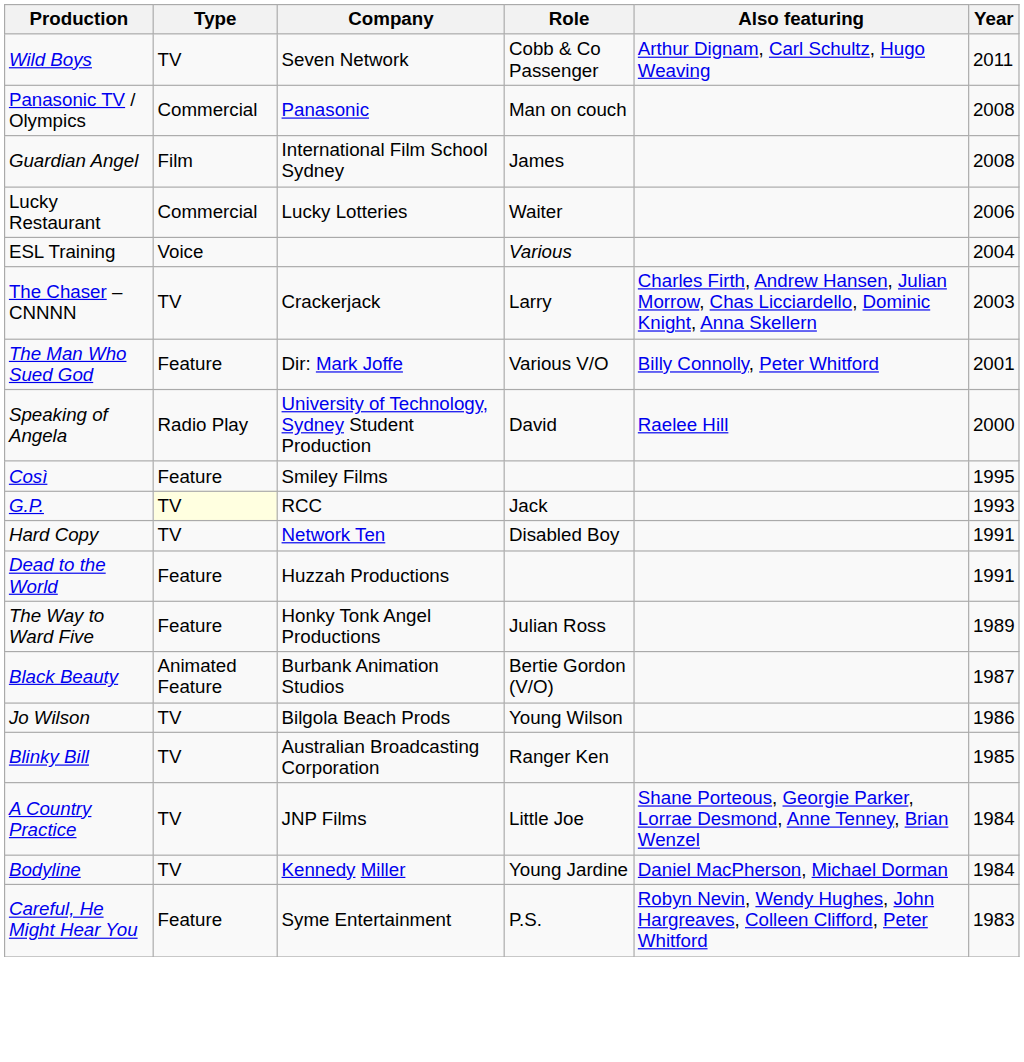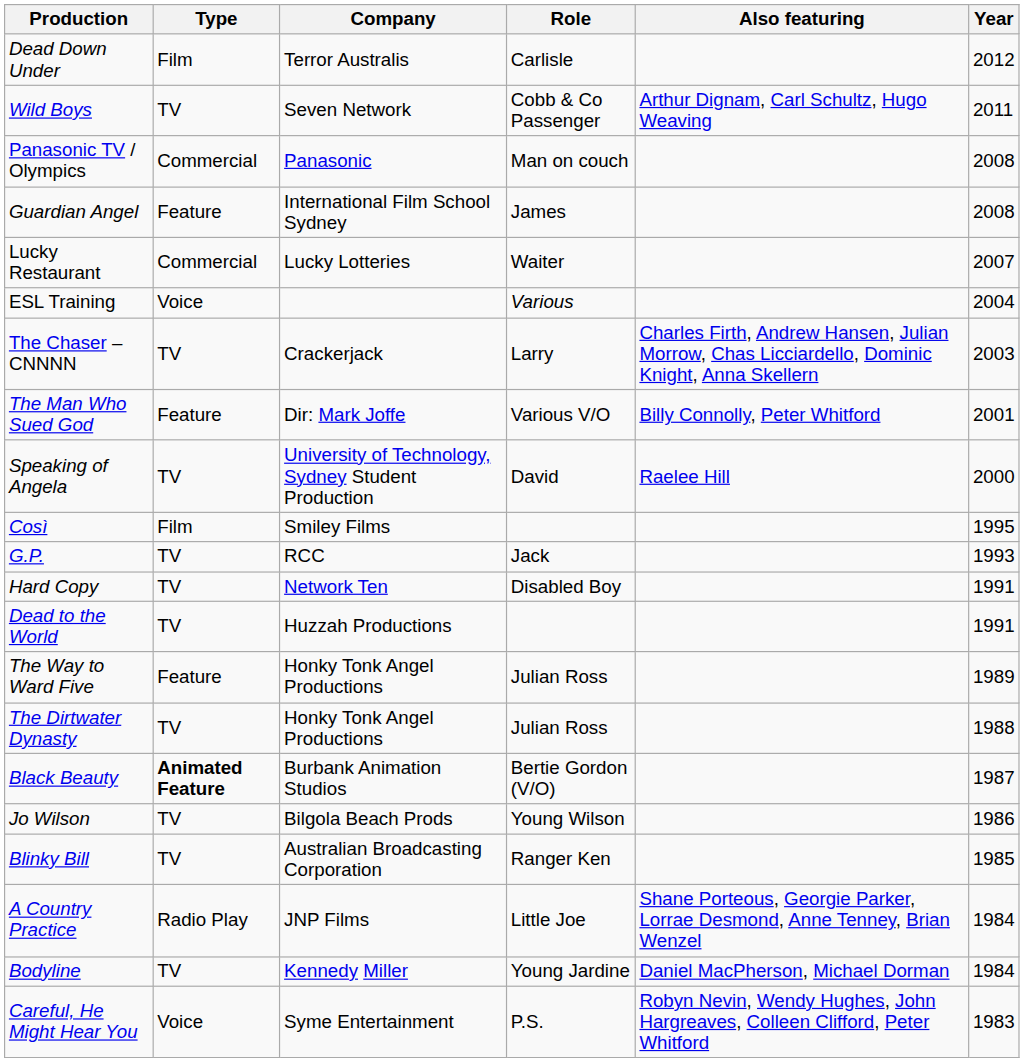+ row: (58, 59)
(175, 161) Film -> (190, 211) Feature
(994, 211) 2006 -> (994, 262) 2007
(203, 425) Radio Play -> (169, 476) TV
(190, 476) Feature -> (175, 526) Film
(170, 505) lightyellow background -> (169, 556) no background
(190, 575) Feature -> (169, 626) TV
+ row: (65, 727)
(197, 677) normal -> (200, 778) bold
(170, 818) TV -> (203, 920) Radio Play
(190, 920) Feature -> (180, 1021) Voice
